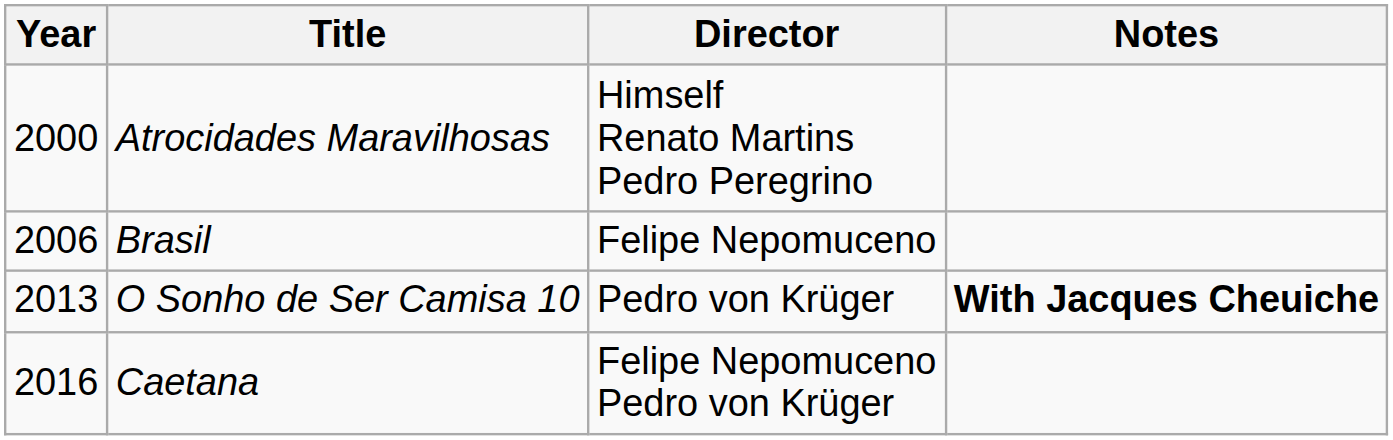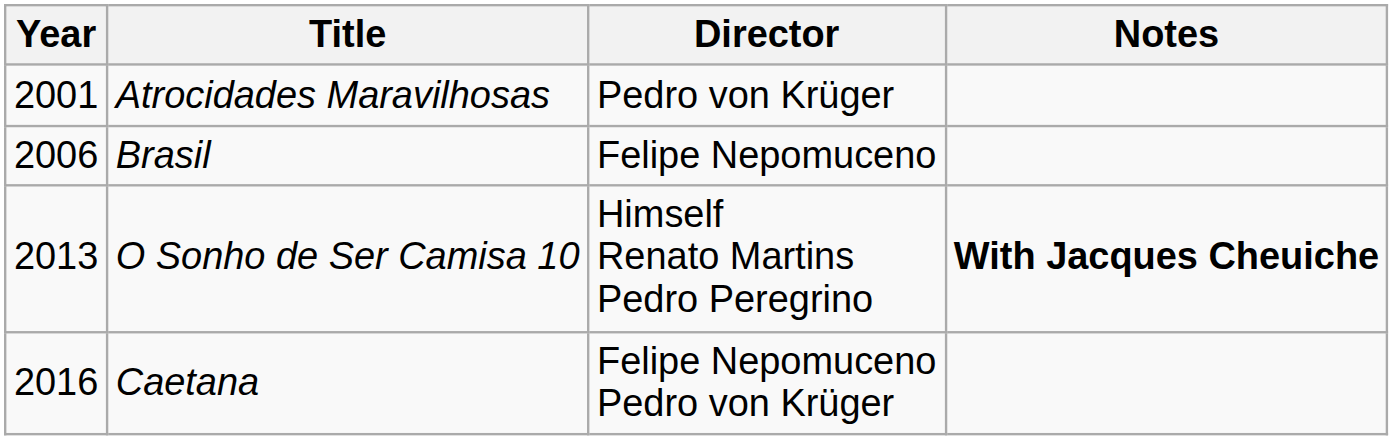(56, 137) 2000 -> (56, 94) 2001
(735, 137) Himself Renato Martins Pedro Peregrino -> (746, 94) Pedro von Krüger
(746, 300) Pedro von Krüger -> (735, 257) Himself Renato Martins Pedro Peregrino
